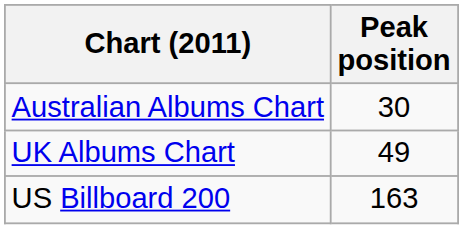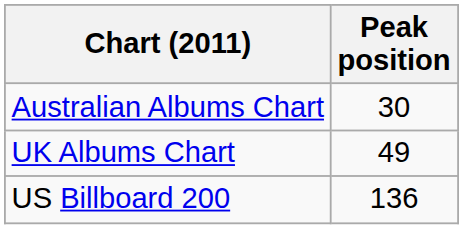(394, 198) 163 -> (394, 198) 136
